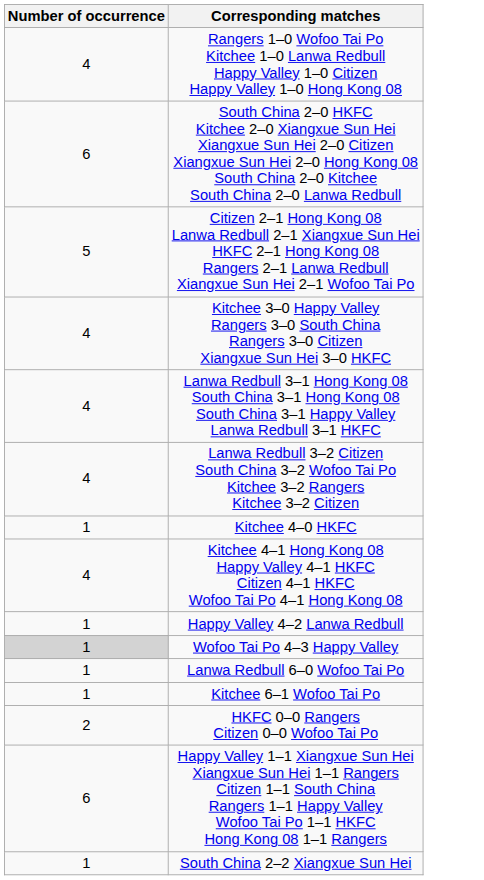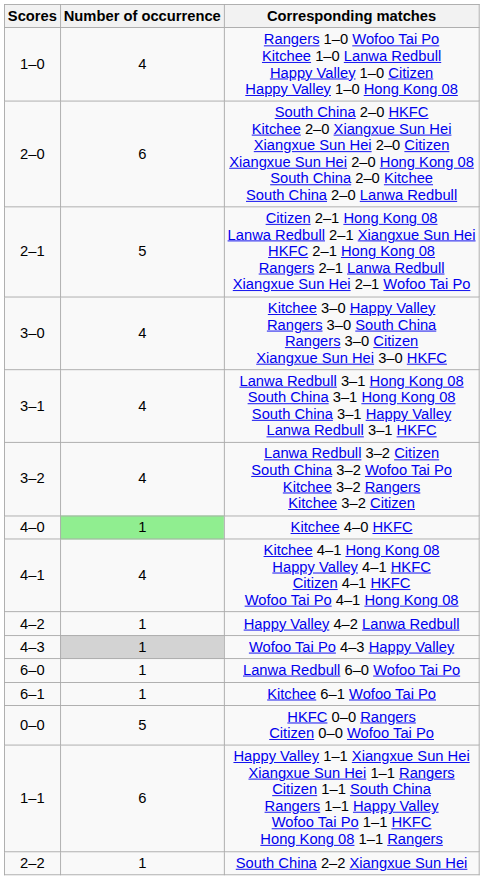+ column: (32, 16)
(86, 527) no background -> (142, 527) lightgreen background
(86, 725) 2 -> (142, 725) 5
